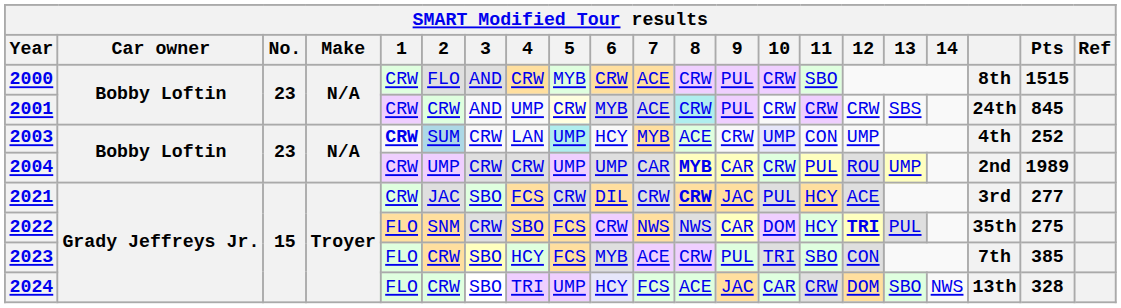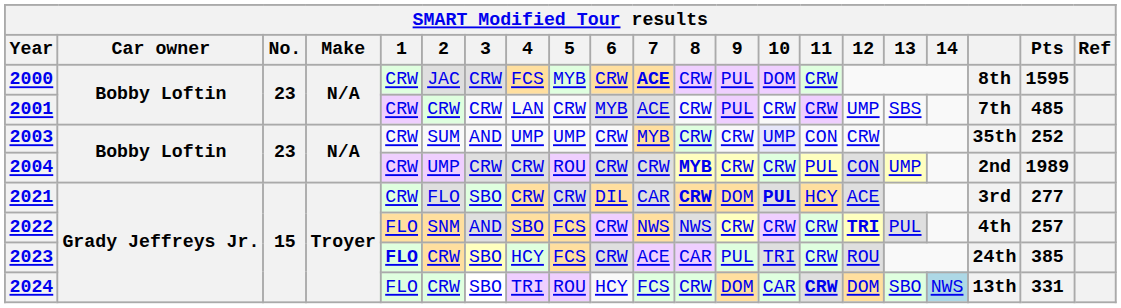(444, 79) FLO -> (444, 79) JAC
(486, 79) AND -> (486, 79) CRW
(527, 79) CRW -> (527, 79) FCS
(653, 79) normal -> (653, 79) bold
(779, 79) CRW -> (779, 79) DOM
(821, 79) SBO -> (821, 79) CRW
(1047, 79) 1515 -> (1047, 79) 1595
(486, 109) AND -> (486, 109) CRW
(527, 109) UMP -> (527, 109) LAN
(569, 109) lightyellow background -> (569, 109) no background
(695, 109) paleturquoise background -> (695, 109) no background
(863, 109) CRW -> (863, 109) UMP
(994, 109) 24th -> (994, 109) 7th
(1047, 109) 845 -> (1047, 109) 485
(402, 138) bold -> (402, 138) normal
(444, 138) lightblue background -> (444, 138) no background
(486, 138) CRW -> (486, 138) AND
(527, 138) LAN -> (527, 138) UMP
(569, 138) paleturquoise background -> (569, 138) no background
(611, 138) HCY -> (611, 138) CRW
(695, 138) ACE -> (695, 138) CRW
(863, 138) UMP -> (863, 138) CRW
(994, 138) 4th -> (994, 138) 35th
(569, 168) UMP -> (569, 168) ROU
(611, 168) UMP -> (611, 168) CRW
(653, 168) CAR -> (653, 168) CRW
(737, 168) CAR -> (737, 168) CRW
(863, 168) ROU -> (863, 168) CON
(444, 198) JAC -> (444, 198) FLO
(527, 198) FCS -> (527, 198) CRW
(653, 198) CRW -> (653, 198) CAR
(737, 198) JAC -> (737, 198) DOM
(779, 198) normal -> (779, 198) bold
(486, 227) CRW -> (486, 227) AND
(737, 227) CAR -> (737, 227) CRW
(779, 227) DOM -> (779, 227) CRW
(821, 227) HCY -> (821, 227) CRW
(994, 227) 35th -> (994, 227) 4th
(1047, 227) 275 -> (1047, 227) 257
(402, 257) normal -> (402, 257) bold
(611, 257) MYB -> (611, 257) CRW
(695, 257) CRW -> (695, 257) CAR
(821, 257) SBO -> (821, 257) CRW
(863, 257) CON -> (863, 257) ROU
(994, 257) 7th -> (994, 257) 24th
(569, 287) UMP -> (569, 287) ROU
(611, 287) lavender background -> (611, 287) no background
(695, 287) ACE -> (695, 287) CRW
(737, 287) JAC -> (737, 287) DOM
(821, 287) normal -> (821, 287) bold
(947, 287) no background -> (947, 287) lightblue background
(1047, 287) 328 -> (1047, 287) 331
